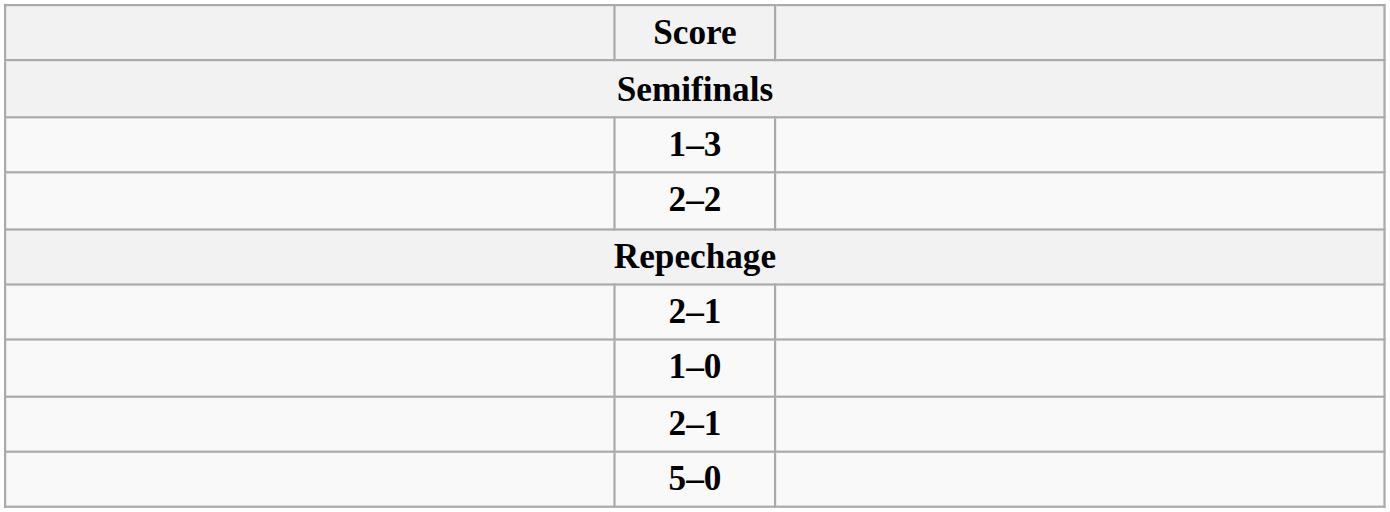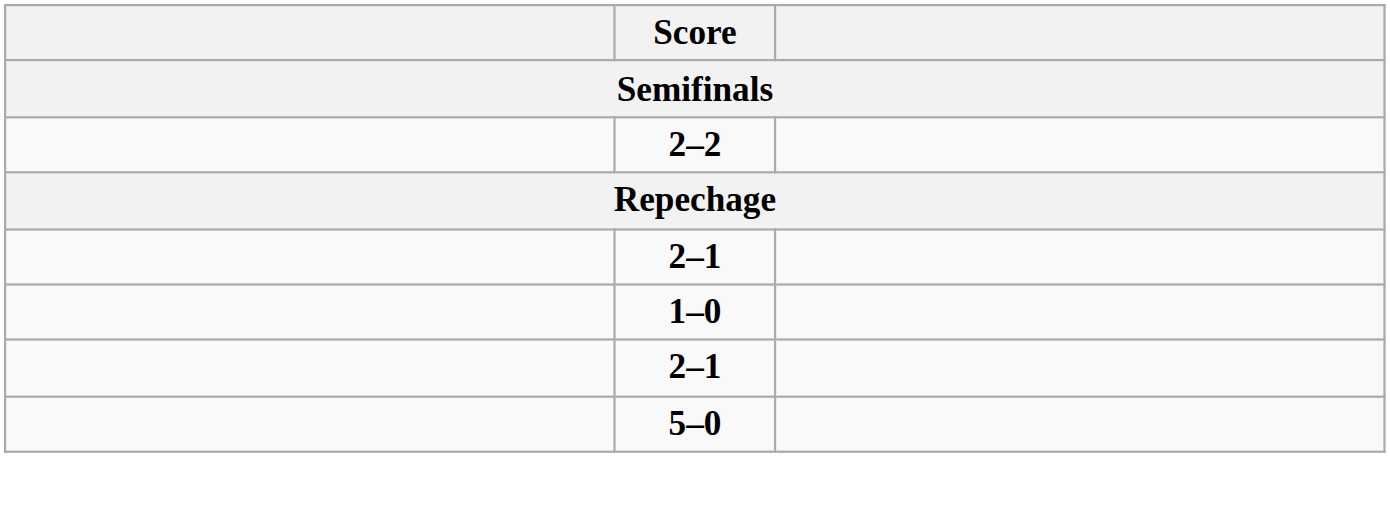- row: (310, 145)
